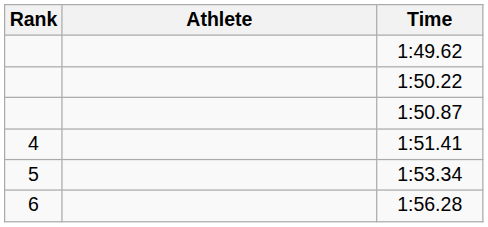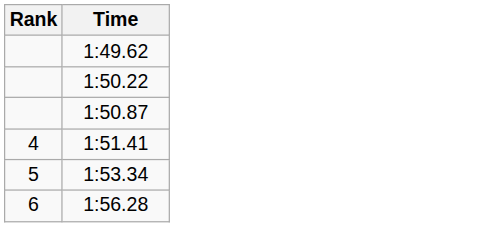- column: (219, 19)
